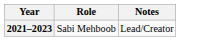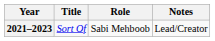+ column: (71, 12)
